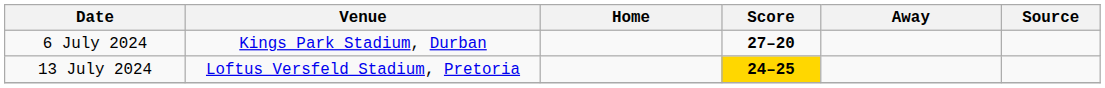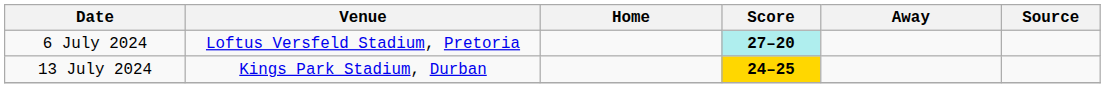(363, 43) Kings Park Stadium, Durban -> (363, 43) Loftus Versfeld Stadium, Pretoria
(771, 43) no background -> (771, 43) paleturquoise background
(363, 69) Loftus Versfeld Stadium, Pretoria -> (363, 69) Kings Park Stadium, Durban
